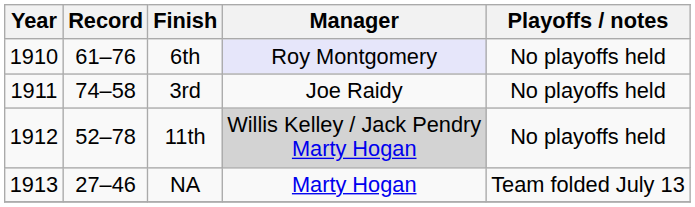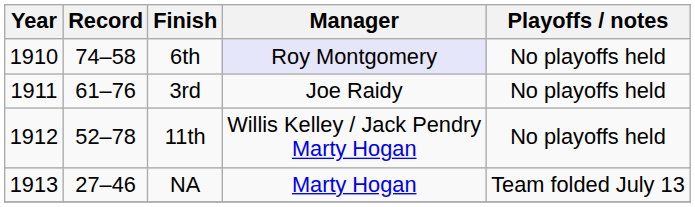(106, 56) 61–76 -> (106, 56) 74–58
(106, 90) 74–58 -> (106, 90) 61–76
(354, 137) lightgrey background -> (354, 137) no background
